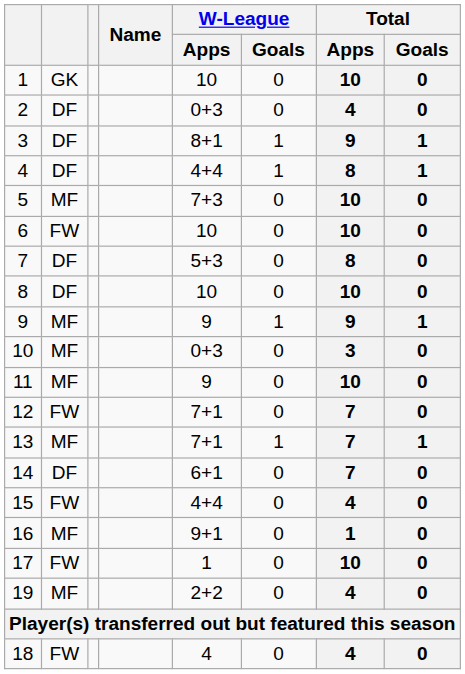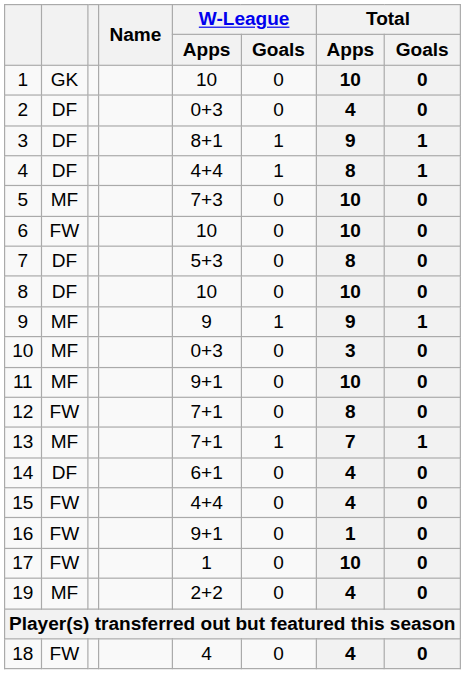(207, 381) 9 -> (207, 381) 9+1
(350, 412) 7 -> (350, 412) 8
(350, 472) 7 -> (350, 472) 4
(64, 532) MF -> (64, 532) FW
